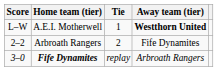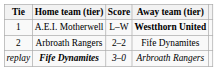columns swapped: (118, 11) <-> (18, 11)
